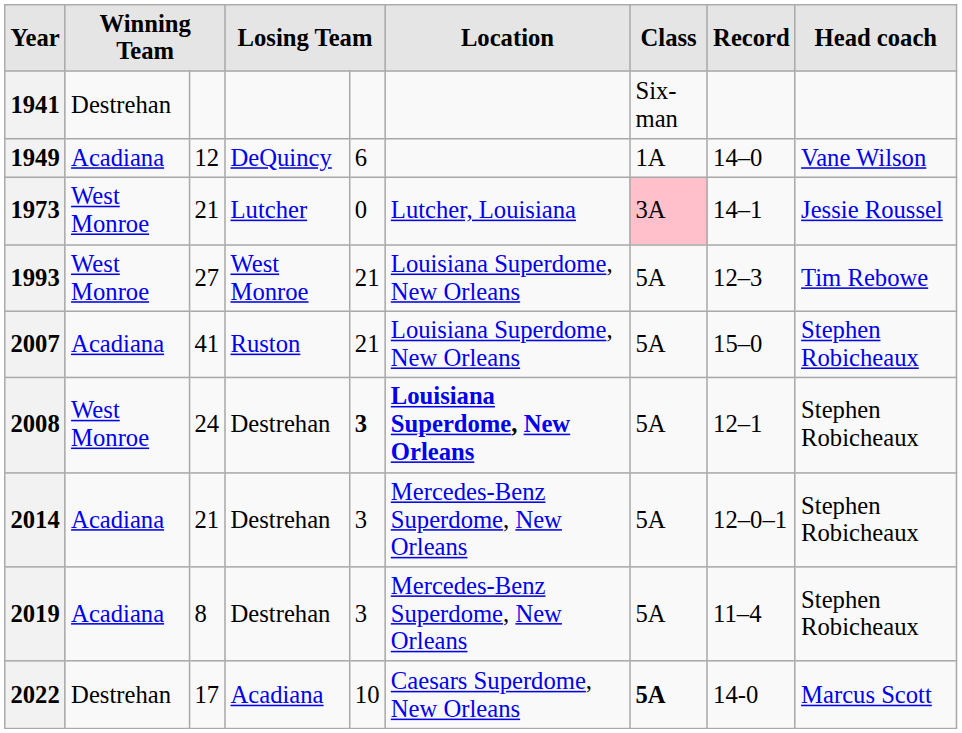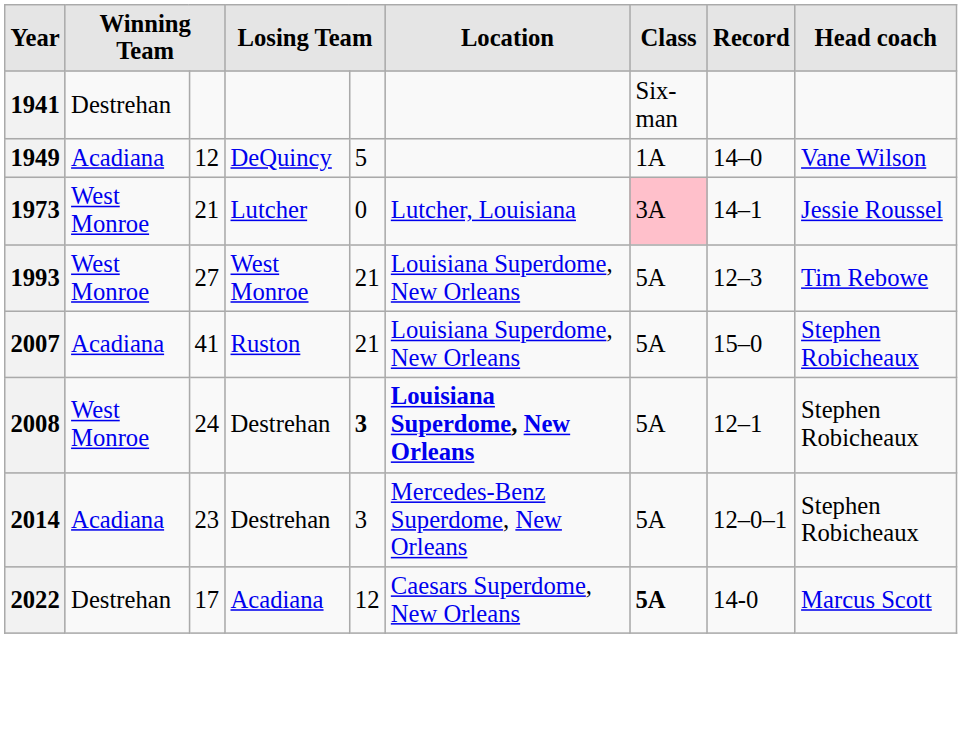(361, 157) 6 -> (361, 157) 5
(207, 519) 21 -> (207, 519) 23
- row: (35, 613)
(367, 694) 10 -> (367, 599) 12
